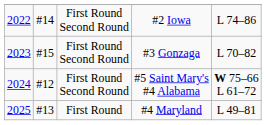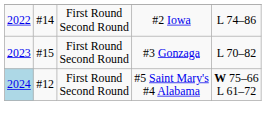(19, 84) no background -> (19, 84) lightblue background
- row: (172, 110)
